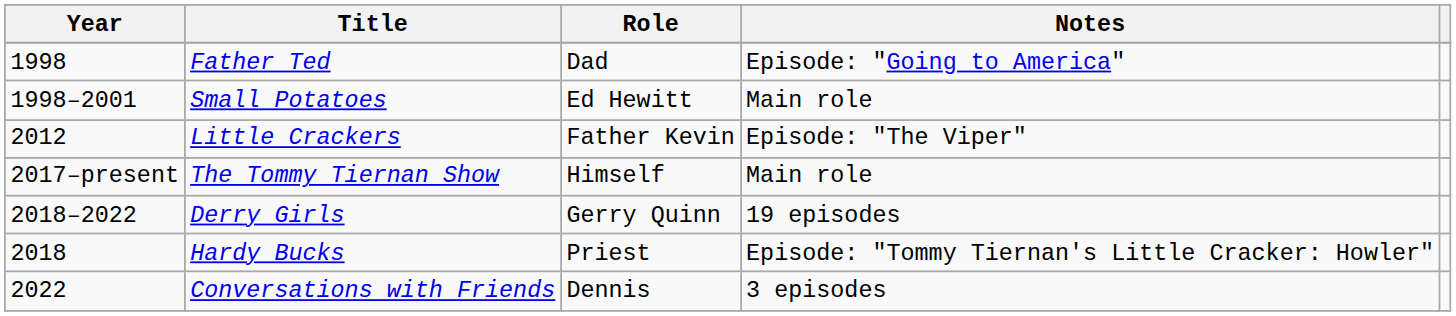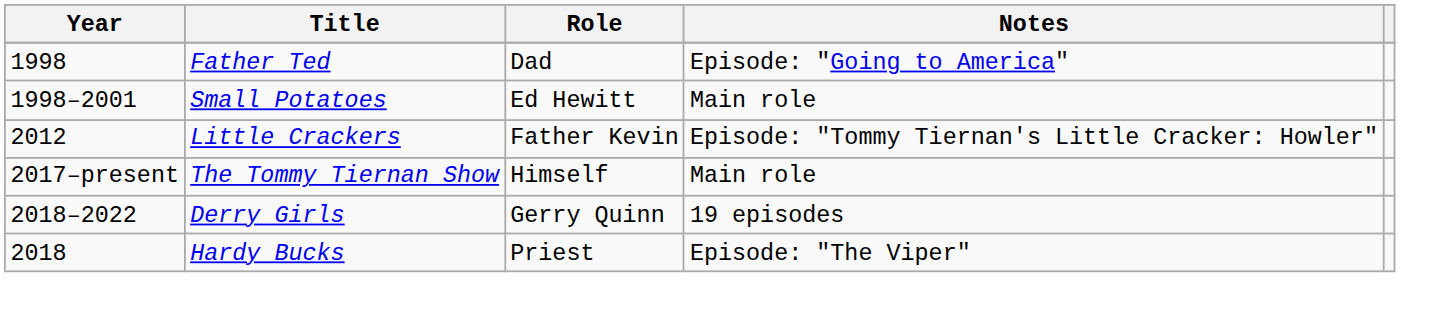(886, 138) Episode: "The Viper" -> (1034, 138) Episode: "Tommy Tiernan's Little Cracker: Howler"
(1090, 253) Episode: "Tommy Tiernan's Little Cracker: Howler" -> (830, 253) Episode: "The Viper"
- row: (373, 291)
